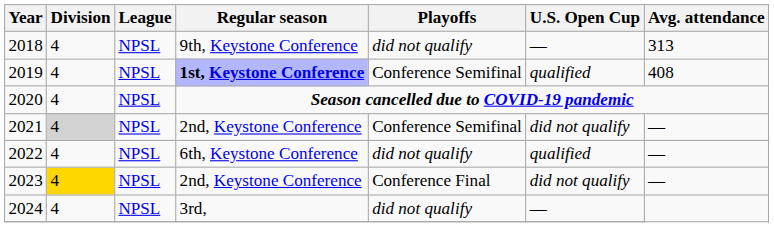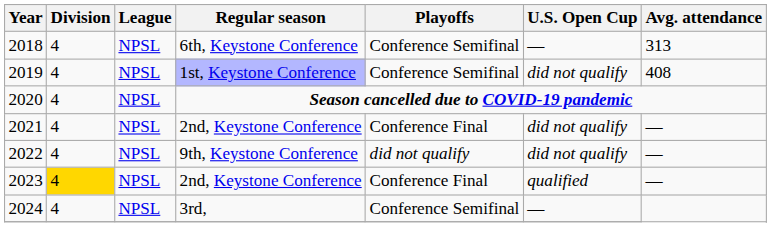(269, 45) 9th, Keystone Conference -> (269, 45) 6th, Keystone Conference
(422, 45) did not qualify -> (444, 45) Conference Semifinal
(272, 72) bold -> (268, 72) normal
(560, 72) qualified -> (577, 72) did not qualify
(55, 126) lightgrey background -> (55, 126) no background
(447, 126) Conference Semifinal -> (429, 126) Conference Final
(269, 153) 6th, Keystone Conference -> (269, 153) 9th, Keystone Conference
(560, 153) qualified -> (577, 153) did not qualify
(580, 180) did not qualify -> (558, 180) qualified
(422, 208) did not qualify -> (444, 208) Conference Semifinal
